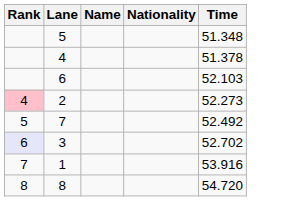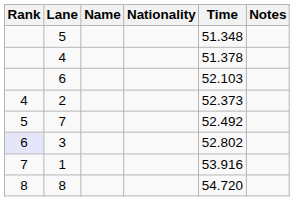+ column: (268, 15)
(24, 100) pink background -> (24, 100) no background
(222, 100) 52.273 -> (222, 100) 52.373
(222, 143) 52.702 -> (222, 143) 52.802
